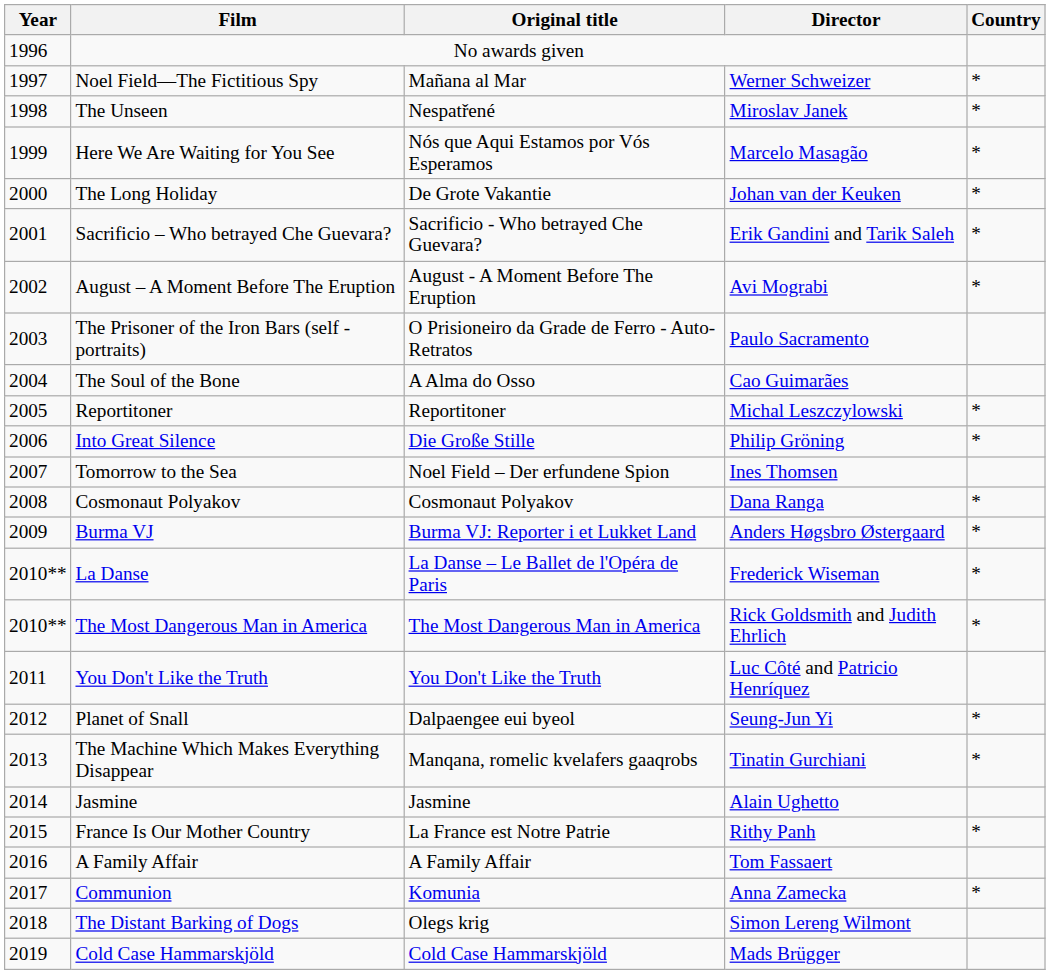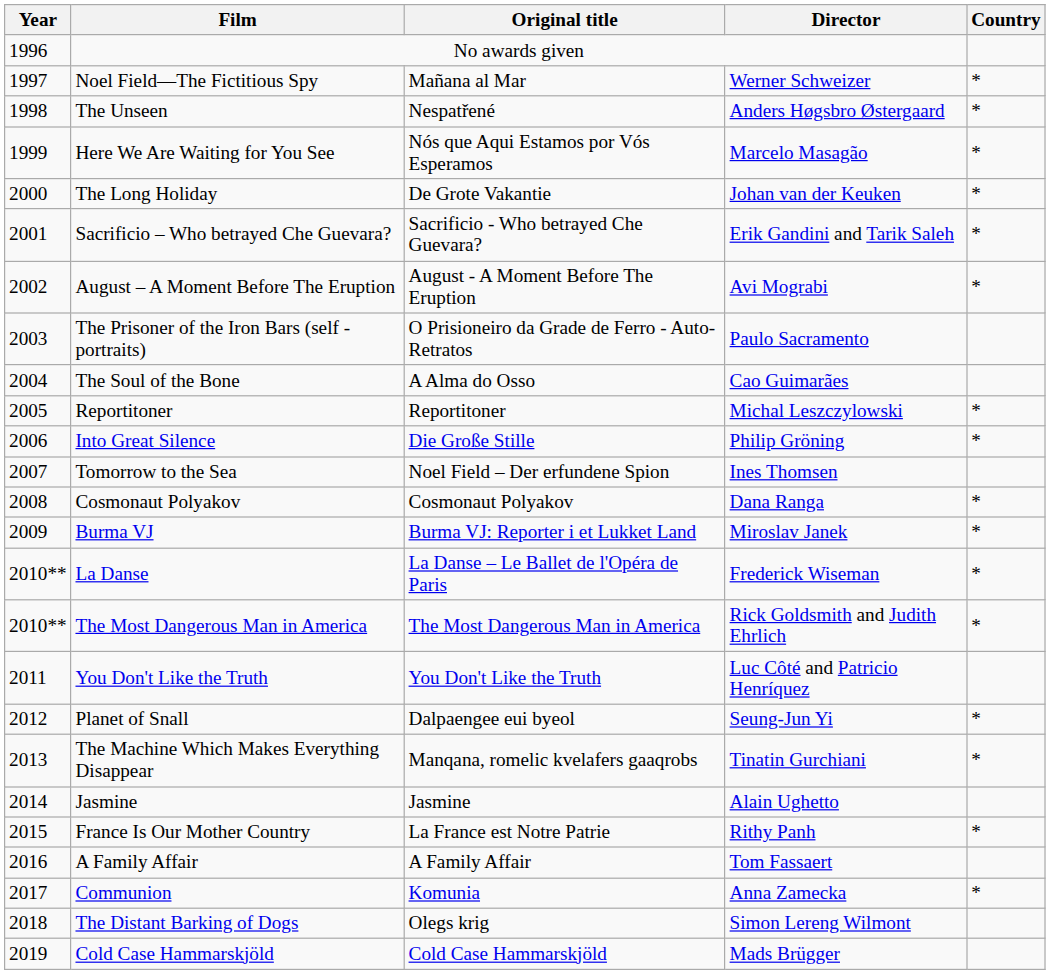(789, 111) Miroslav Janek -> (837, 111) Anders Høgsbro Østergaard
(837, 532) Anders Høgsbro Østergaard -> (789, 532) Miroslav Janek
